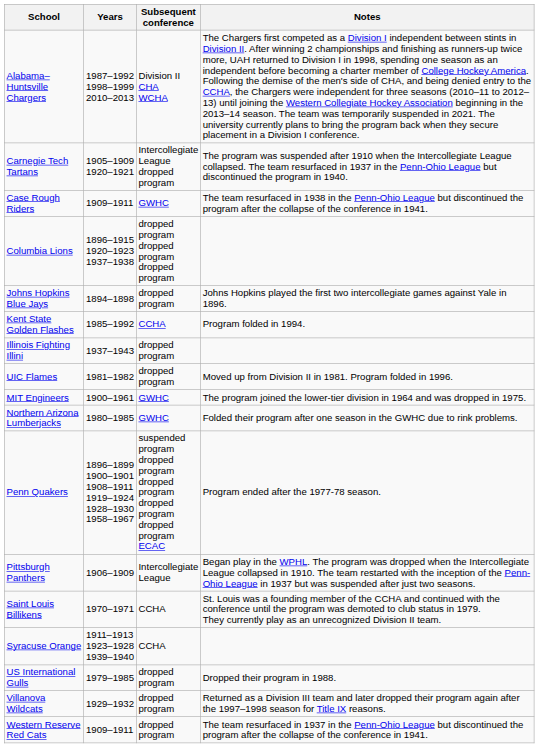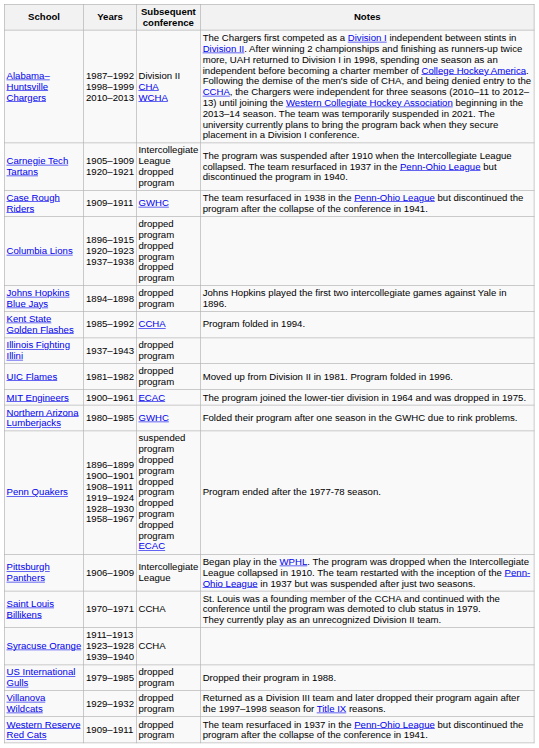(154, 397) GWHC -> (152, 397) ECAC
